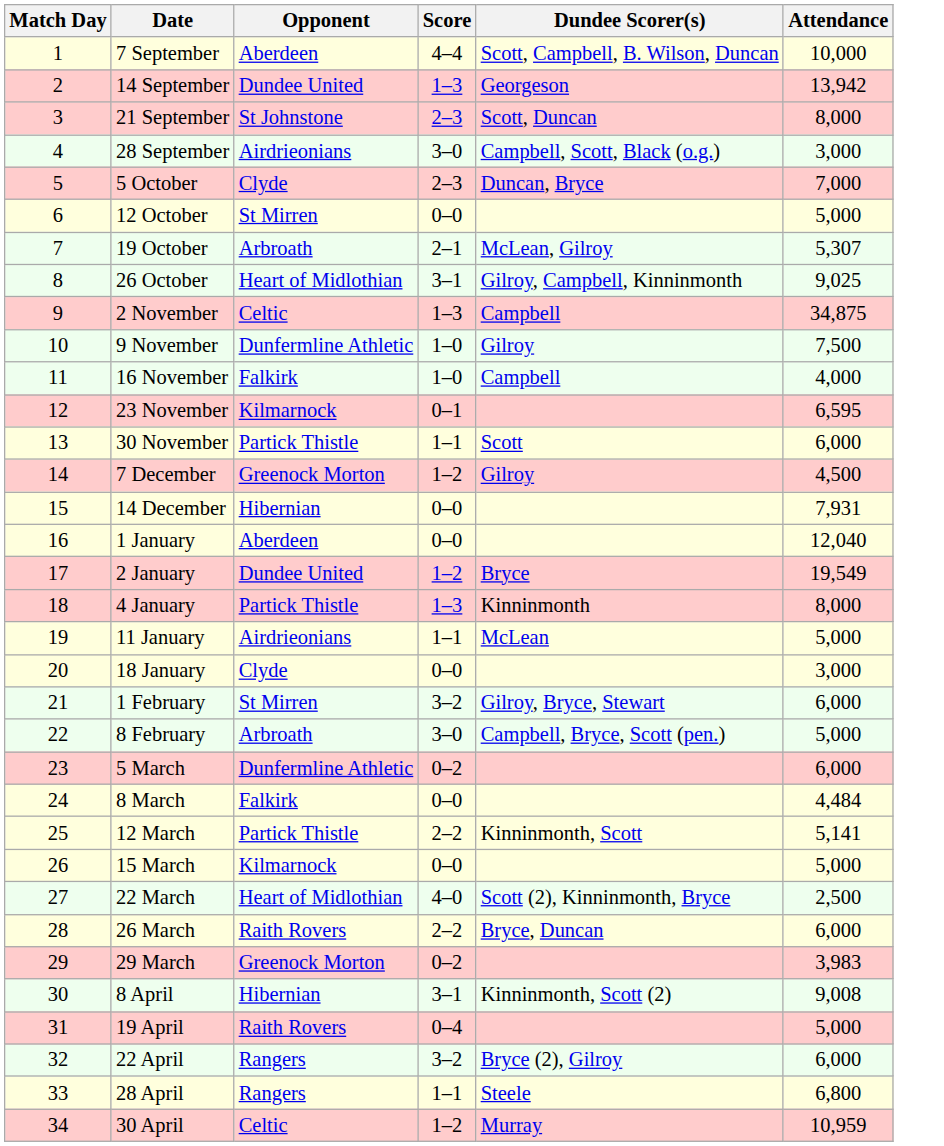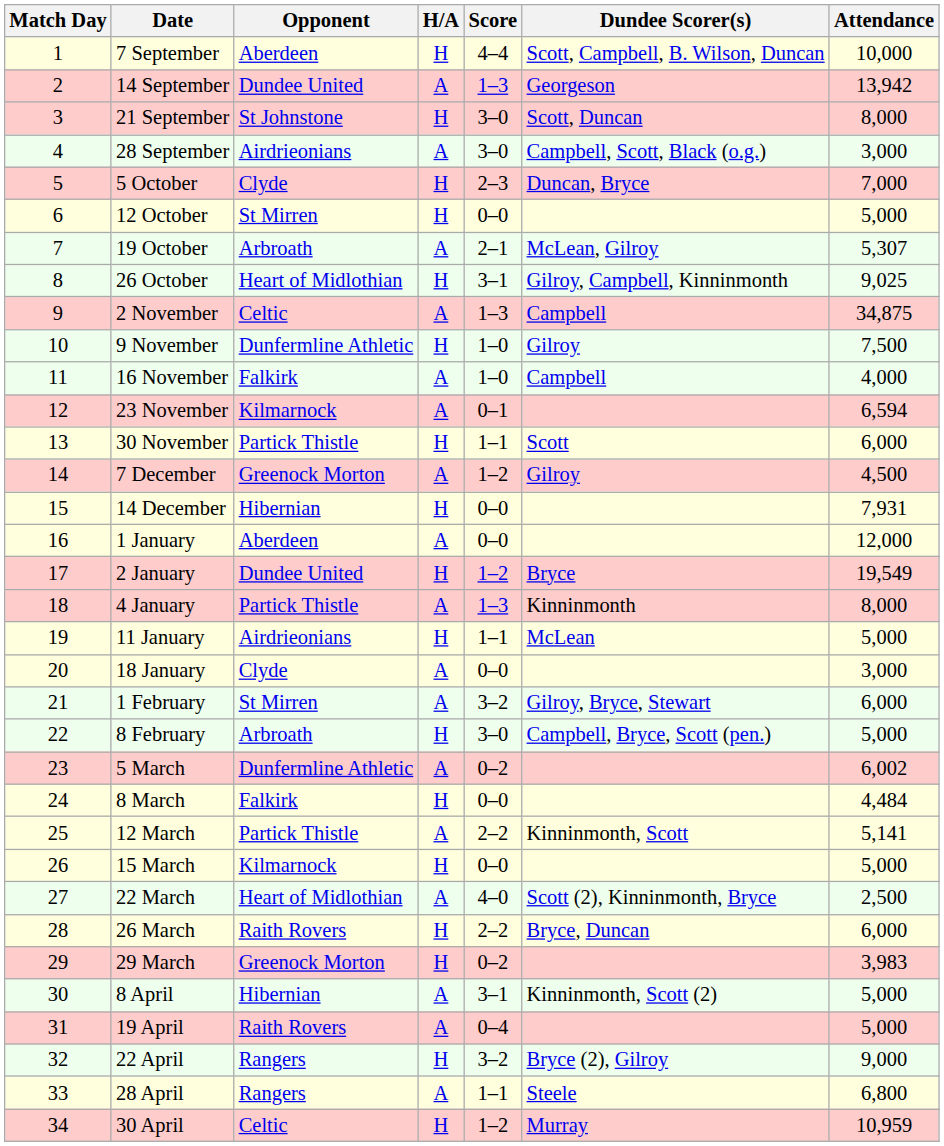+ column: (441, 20)
(447, 118) 2–3 -> (493, 118) 3–0
(838, 410) 6,595 -> (884, 410) 6,594
(838, 540) 12,040 -> (884, 540) 12,000
(838, 767) 6,000 -> (884, 767) 6,002
(838, 995) 9,008 -> (884, 995) 5,000
(838, 1060) 6,000 -> (884, 1060) 9,000
